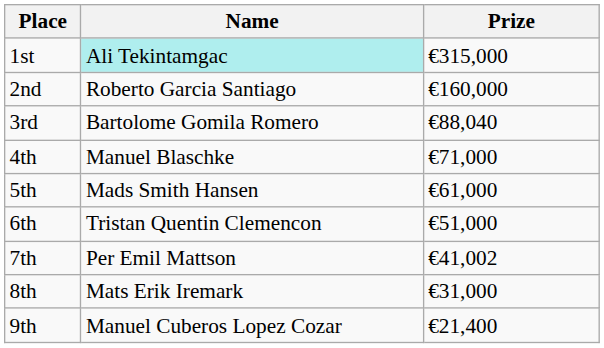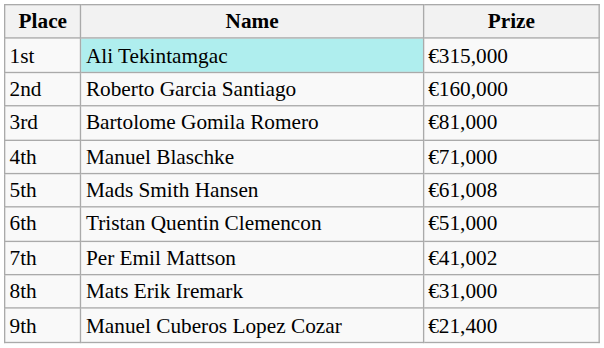(463, 122) €88,040 -> (463, 122) €81,000
(463, 190) €61,000 -> (463, 190) €61,008
